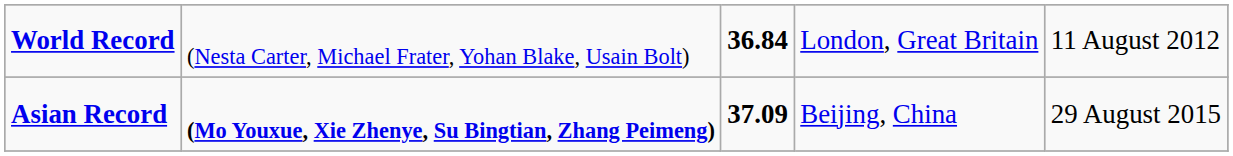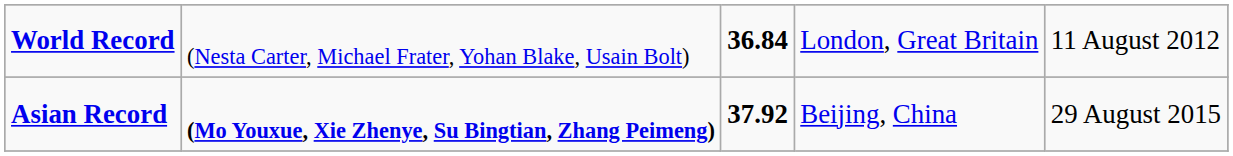(758, 113) 37.09 -> (758, 113) 37.92
